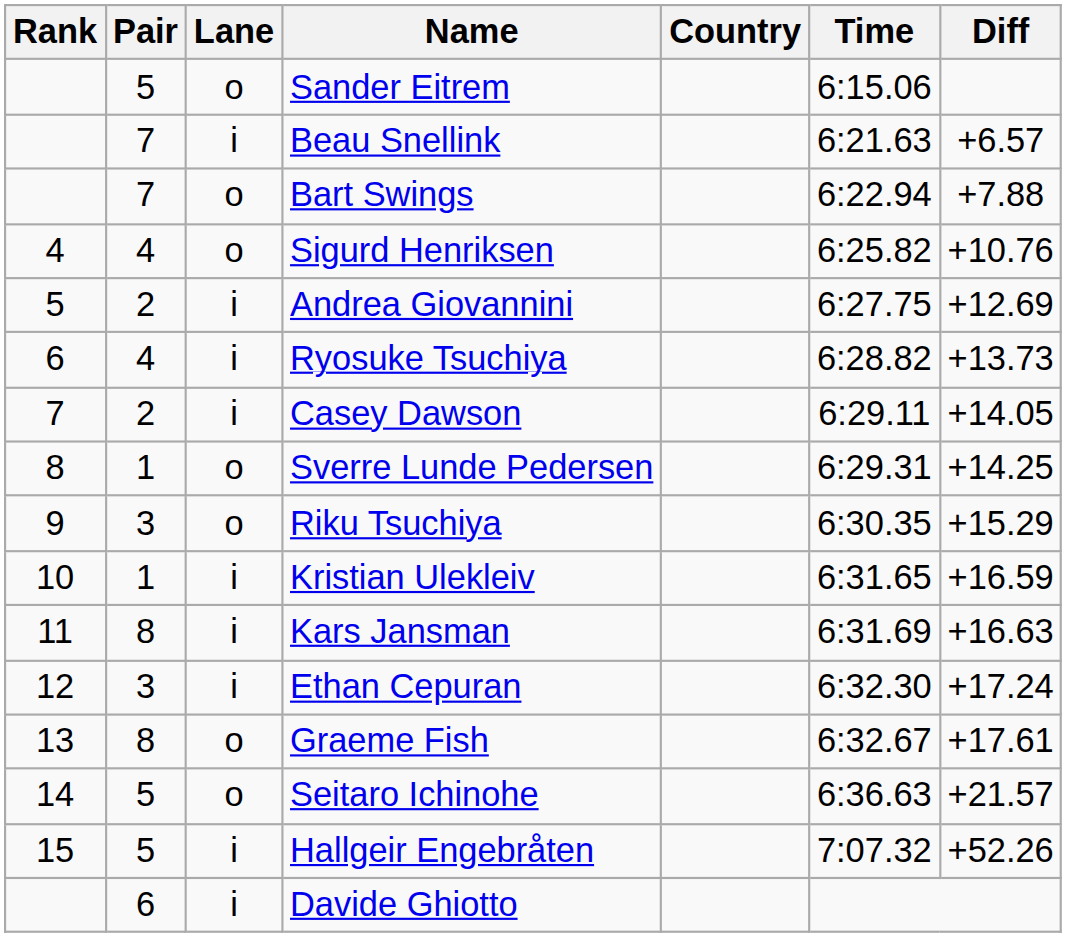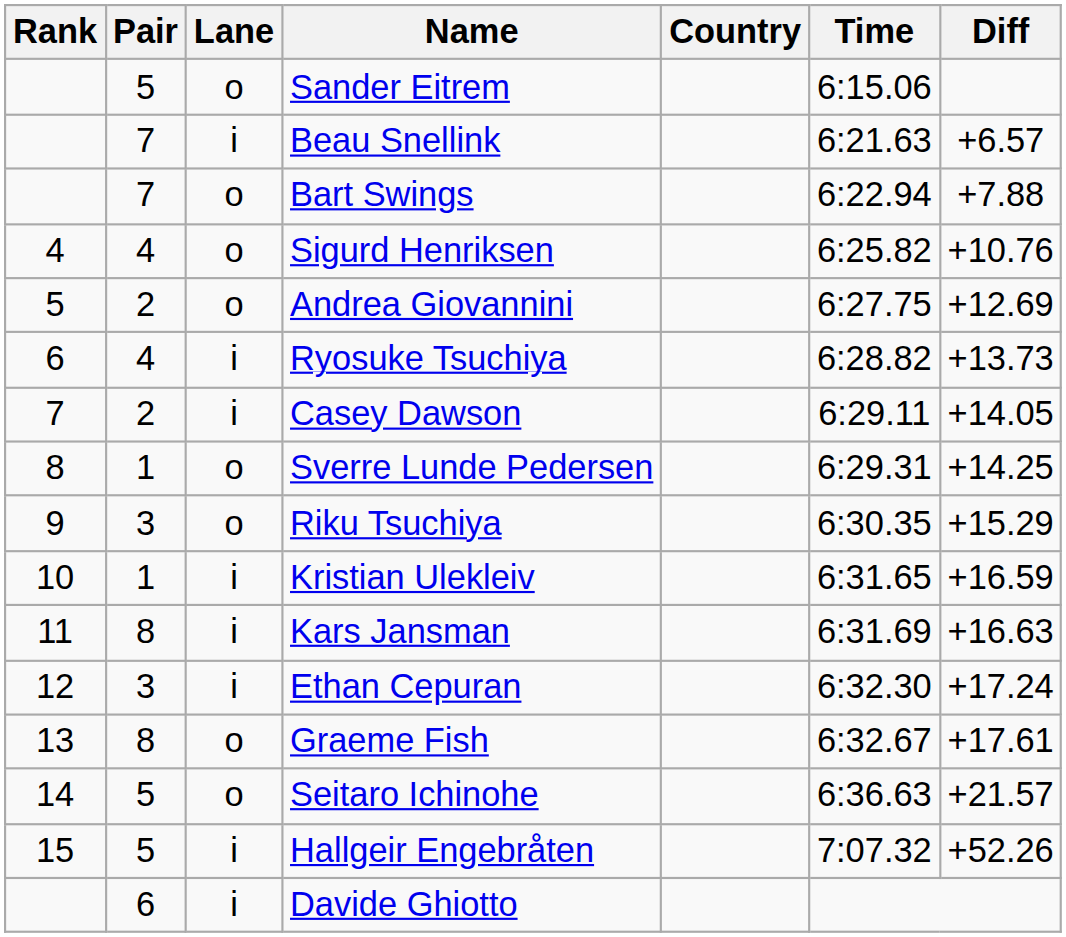(234, 304) i -> (234, 304) o
